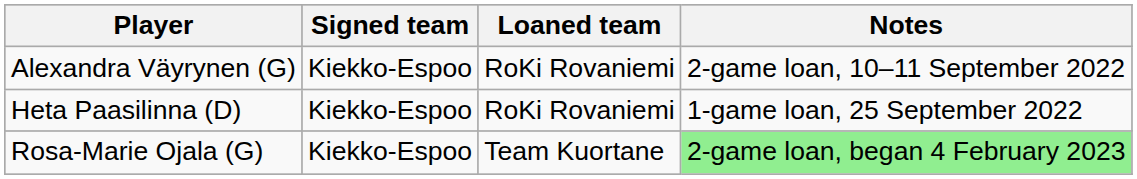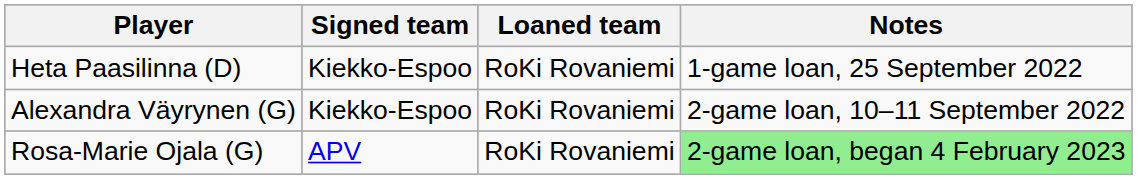rows swapped: (153, 67) <-> (126, 109)
(390, 151) Kiekko-Espoo -> (335, 151) APV
(574, 151) Team Kuortane -> (579, 151) RoKi Rovaniemi
